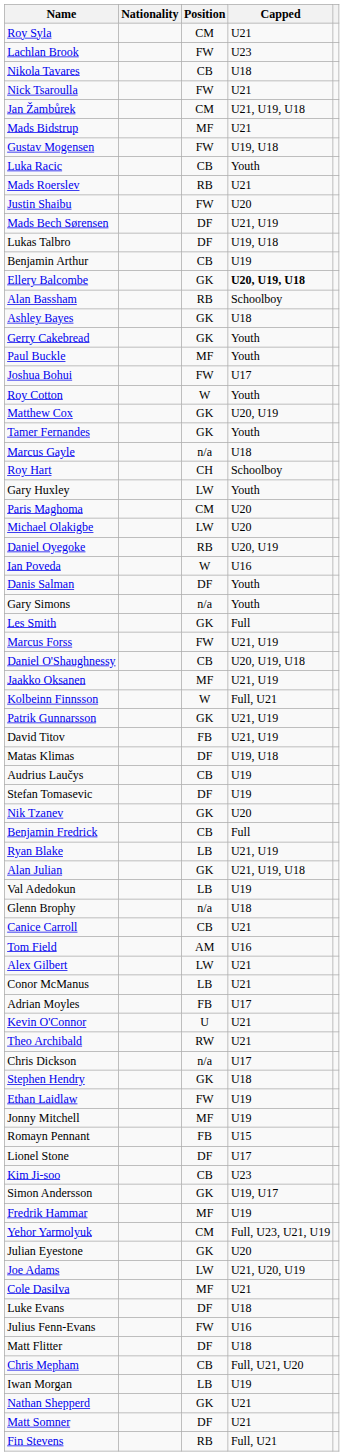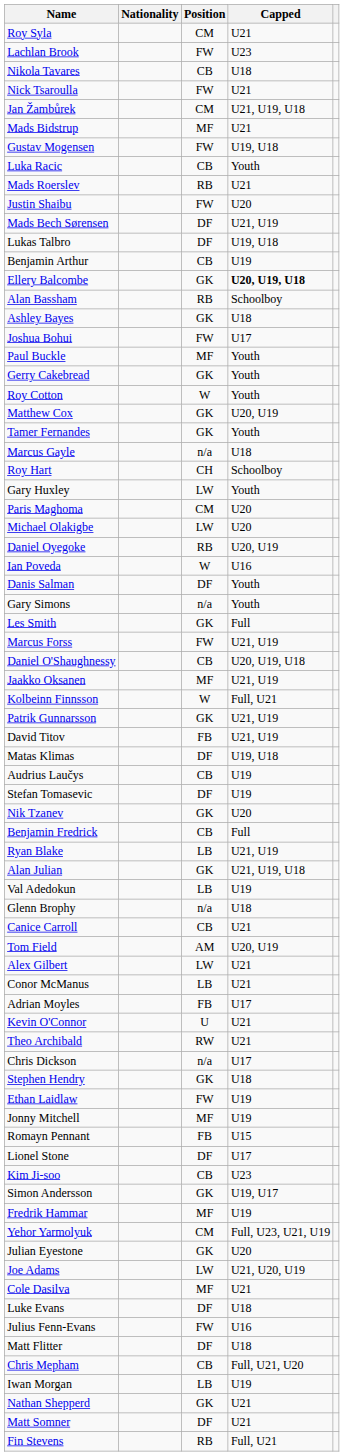rows swapped: (40, 375) <-> (48, 337)
(241, 946) U16 -> (255, 946) U20, U19
